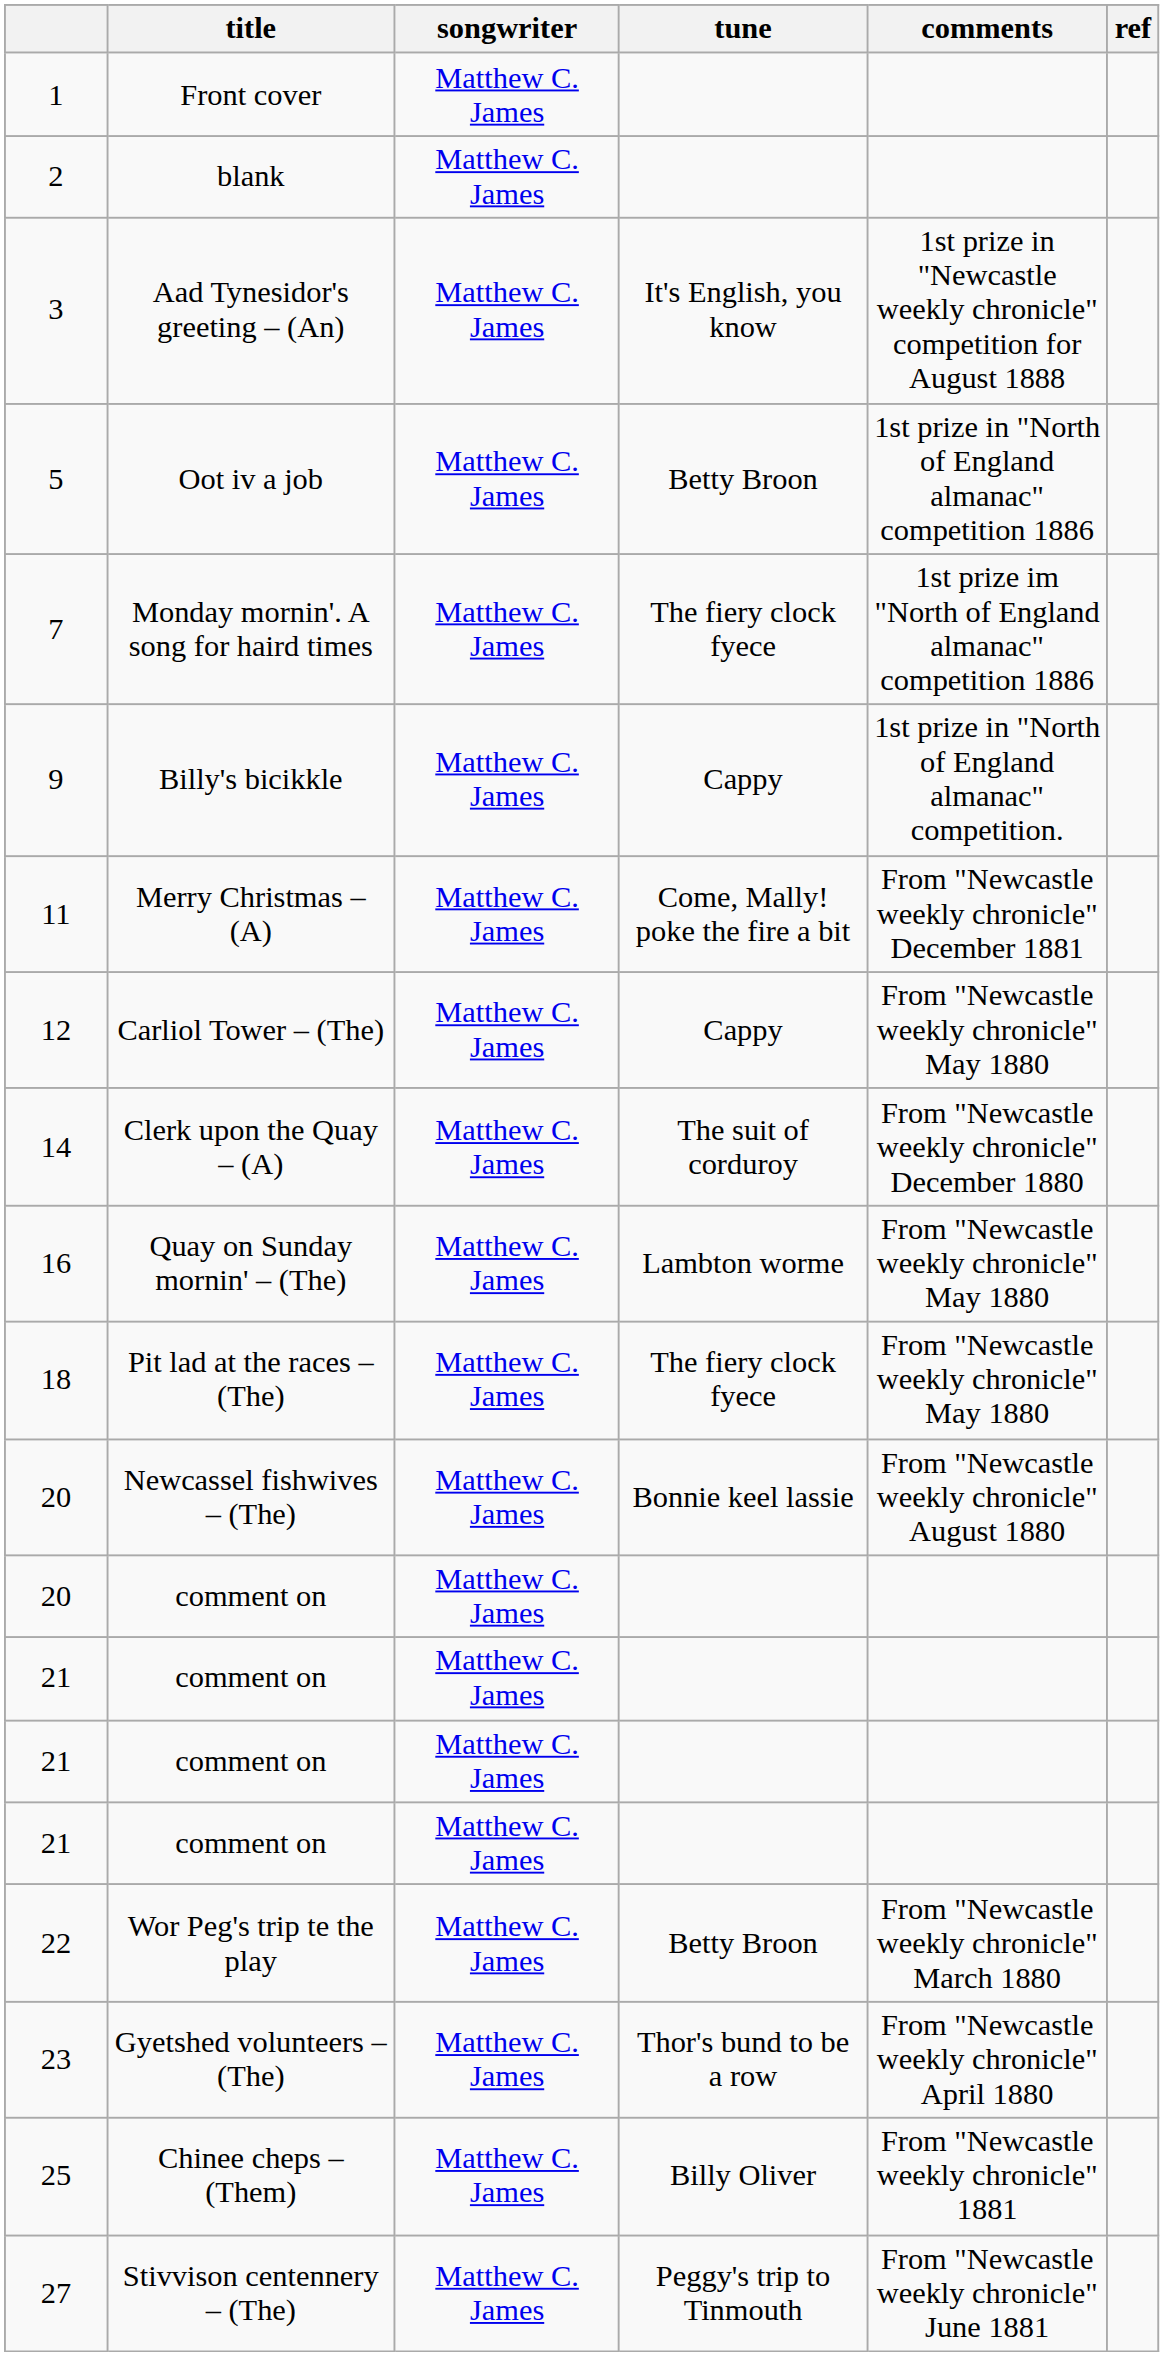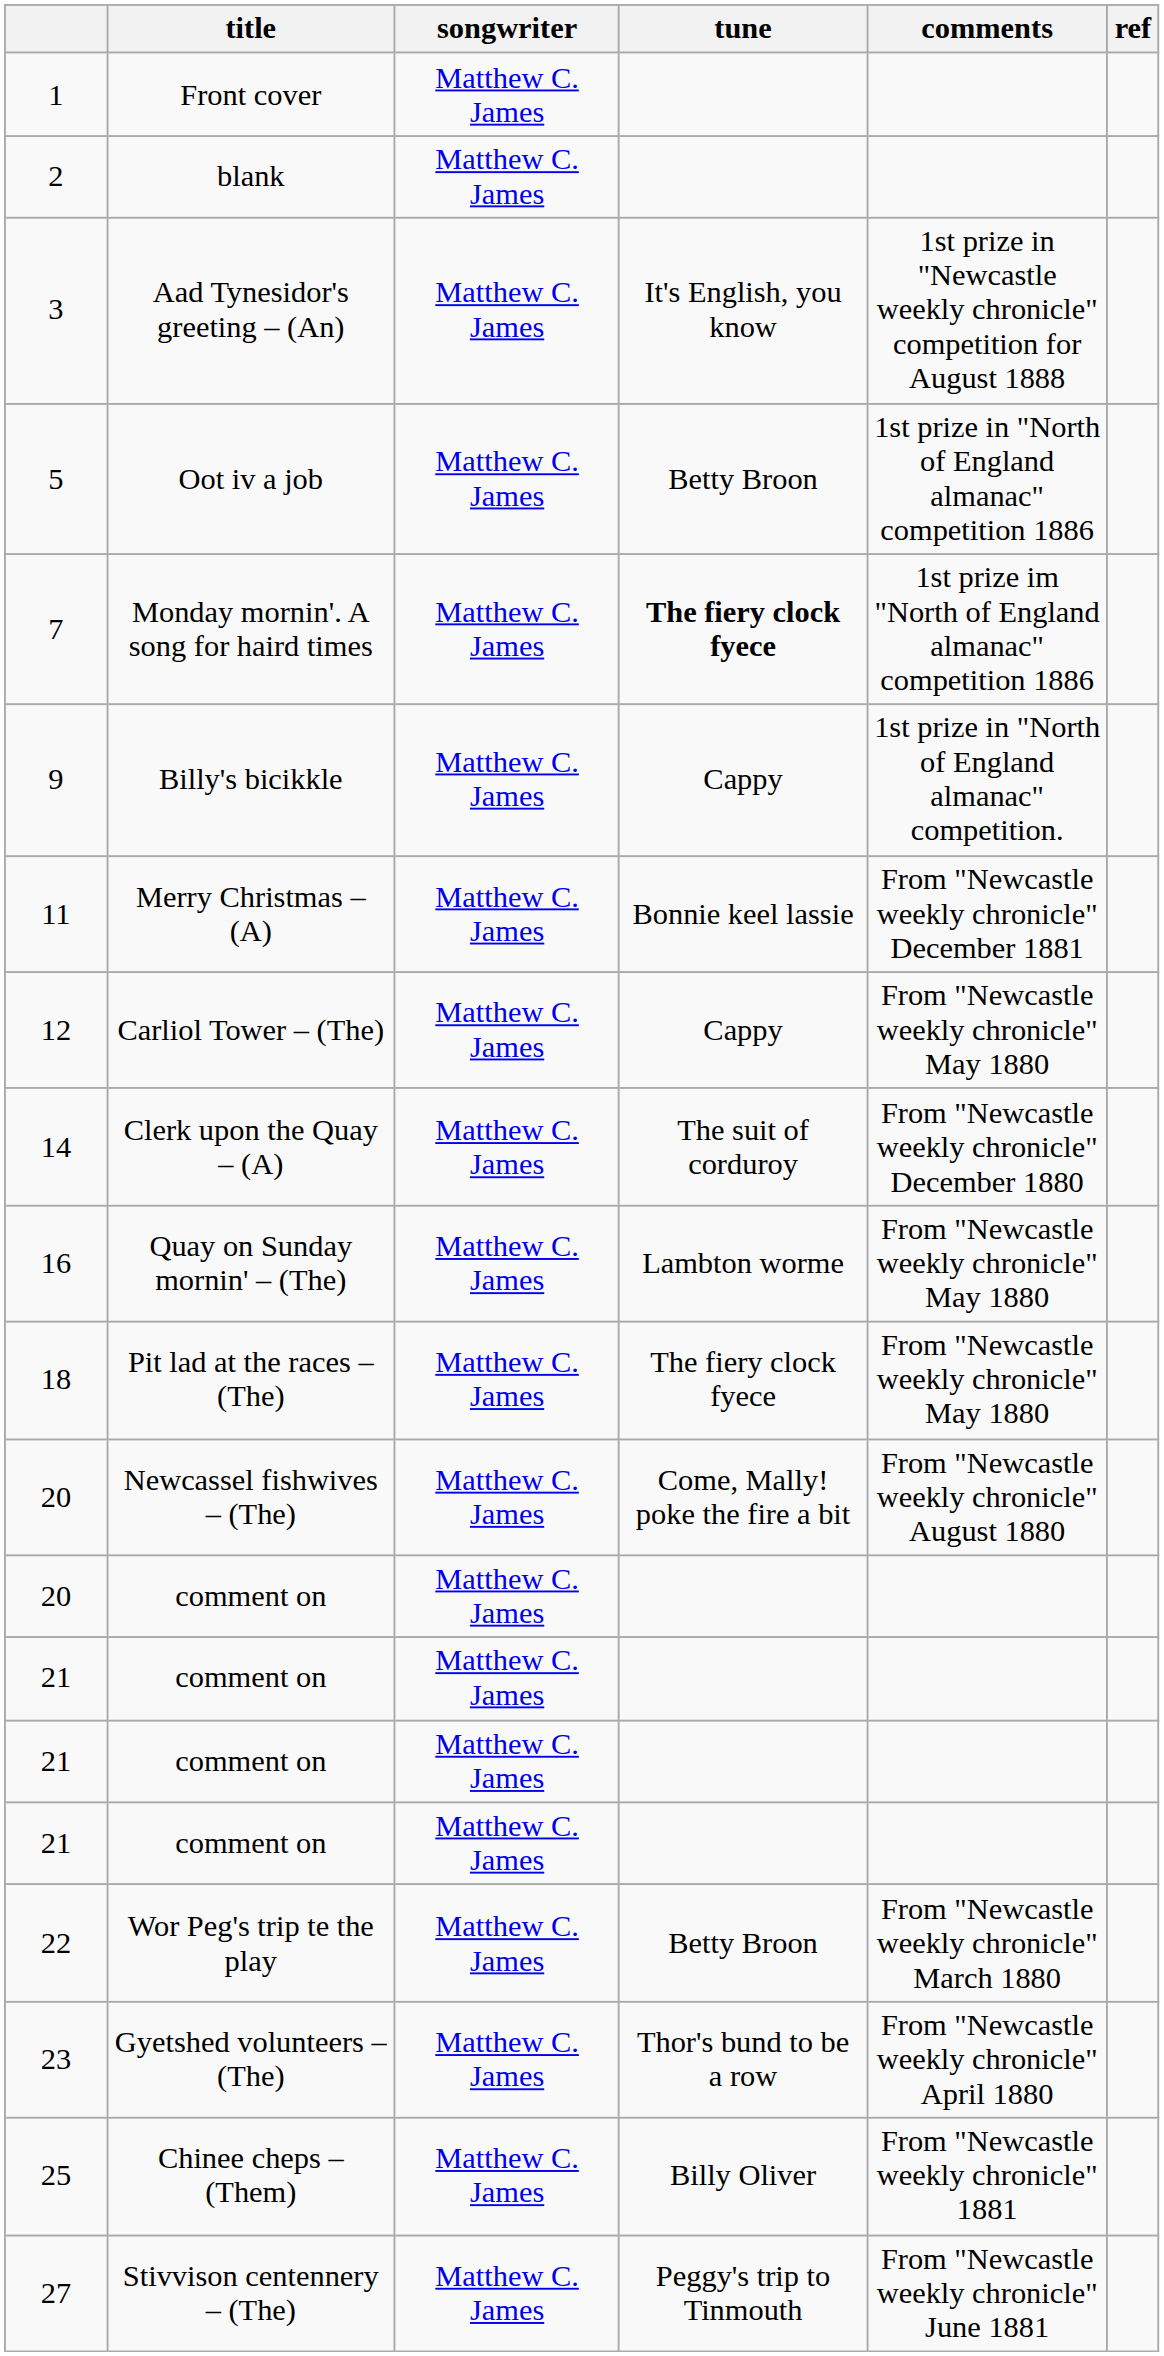(743, 628) normal -> (743, 628) bold
(743, 913) Come, Mally! poke the fire a bit -> (743, 913) Bonnie keel lassie
(743, 1496) Bonnie keel lassie -> (743, 1496) Come, Mally! poke the fire a bit
